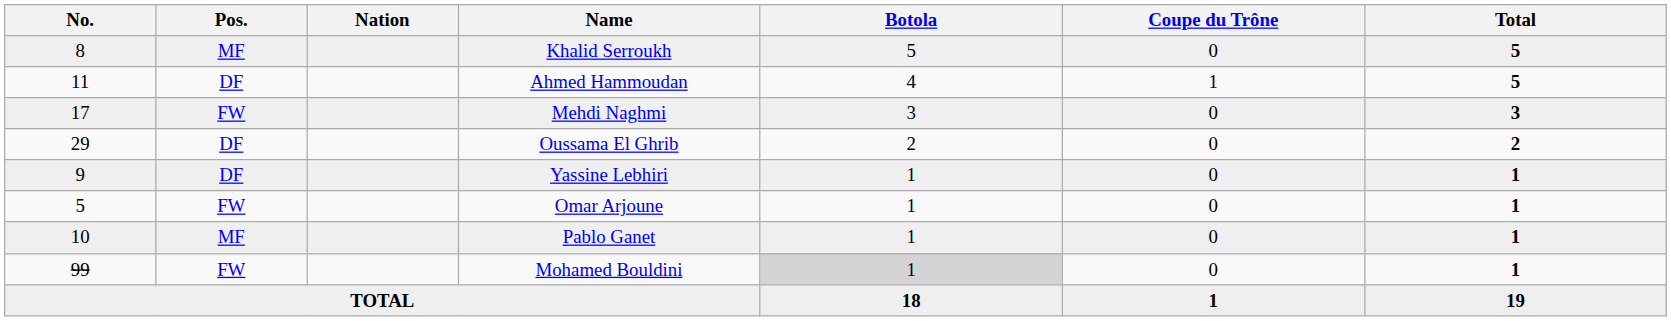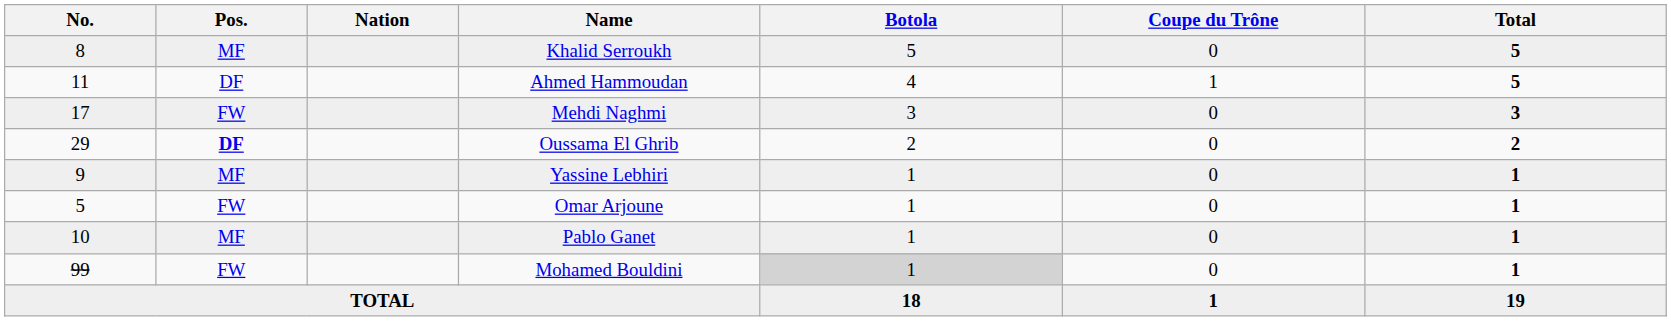(231, 144) normal -> (231, 144) bold
(231, 175) DF -> (231, 175) MF
